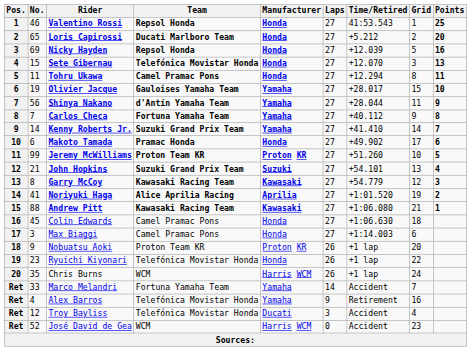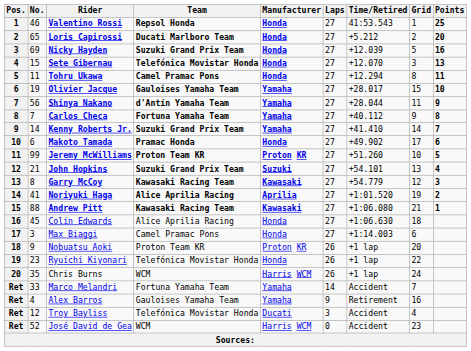(165, 51) Repsol Honda -> (190, 51) Suzuki Grand Prix Team
(177, 222) Camel Pramac Pons -> (185, 222) Alice Aprilia Racing
(197, 301) Telefónica Movistar Honda -> (187, 301) Gauloises Yamaha Team
